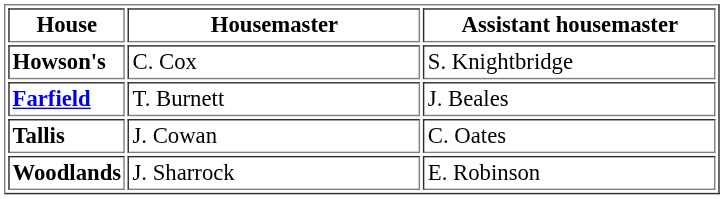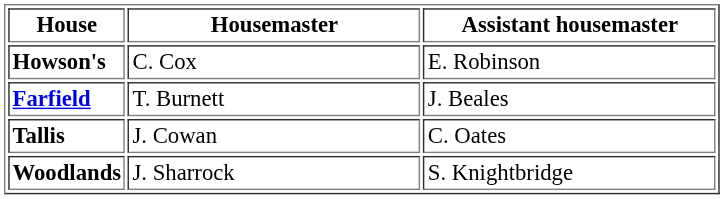(500, 62) S. Knightbridge -> (484, 62) E. Robinson
(484, 172) E. Robinson -> (500, 172) S. Knightbridge
